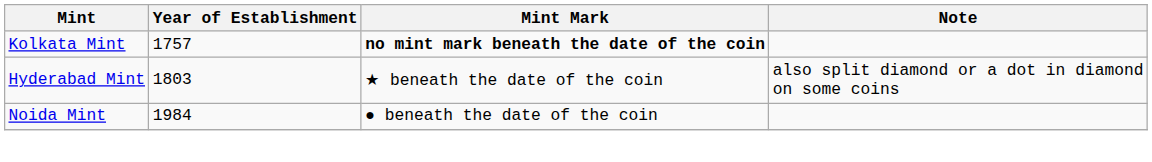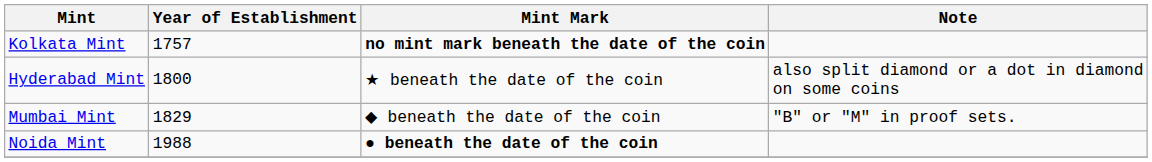(172, 80) 1803 -> (172, 80) 1800
+ row: (62, 117)
(172, 116) 1984 -> (172, 144) 1988
(512, 116) normal -> (512, 144) bold
